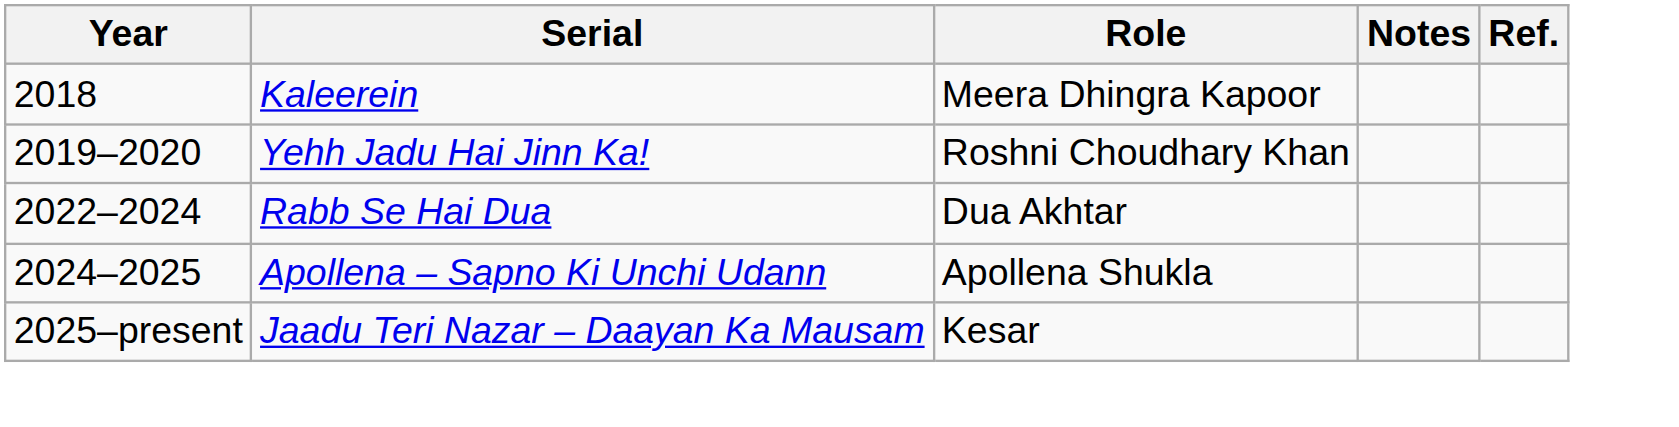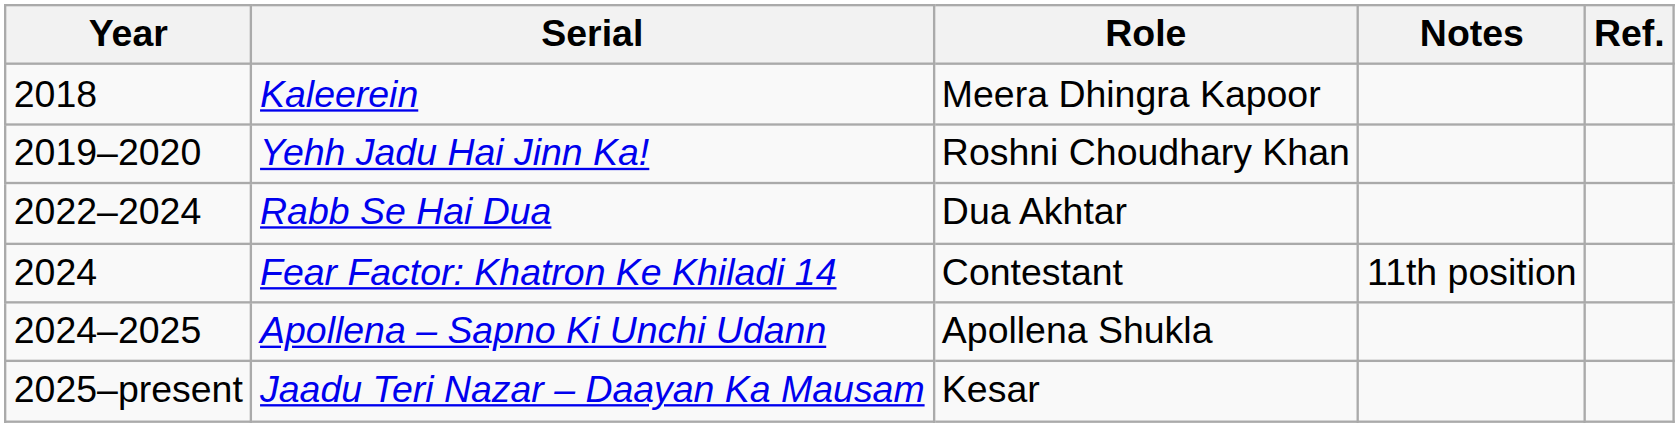+ row: (548, 271)
